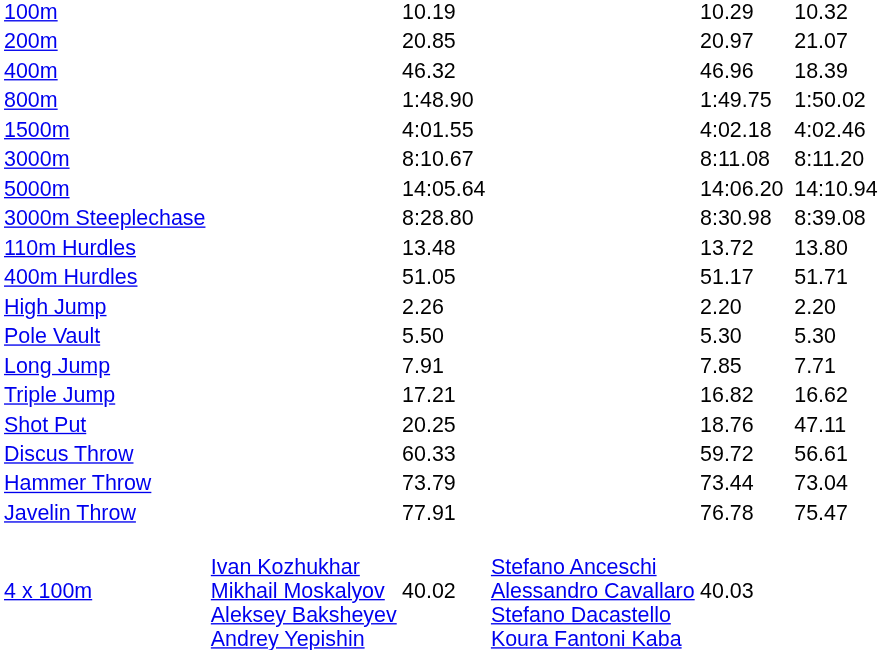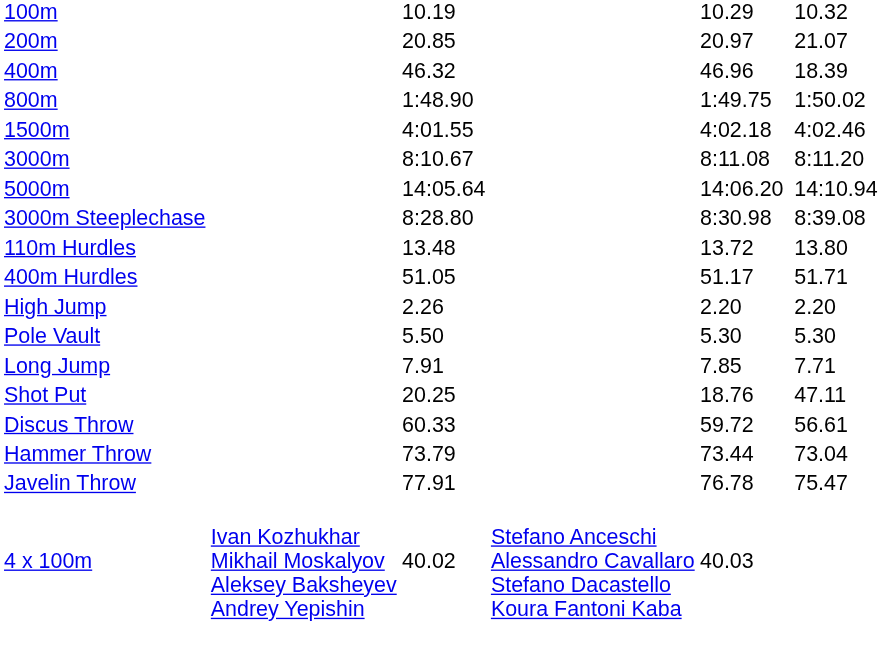- row: (60, 395)
